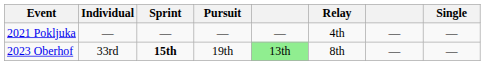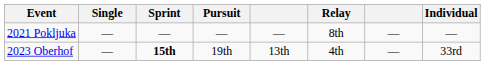columns swapped: (108, 13) <-> (452, 13)
(337, 32) 4th -> (336, 32) 8th
(280, 51) lightgreen background -> (279, 51) no background
(337, 51) 8th -> (336, 51) 4th
